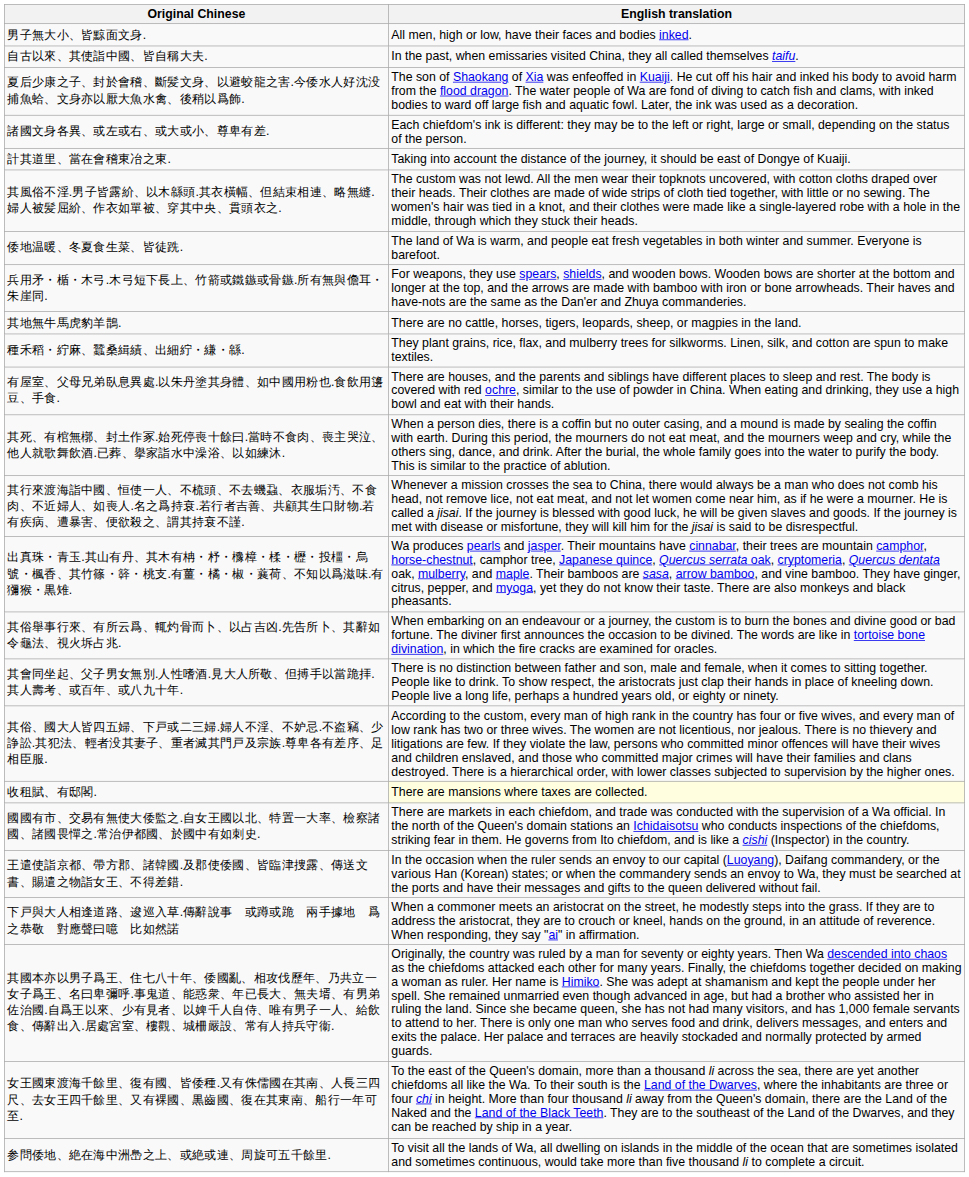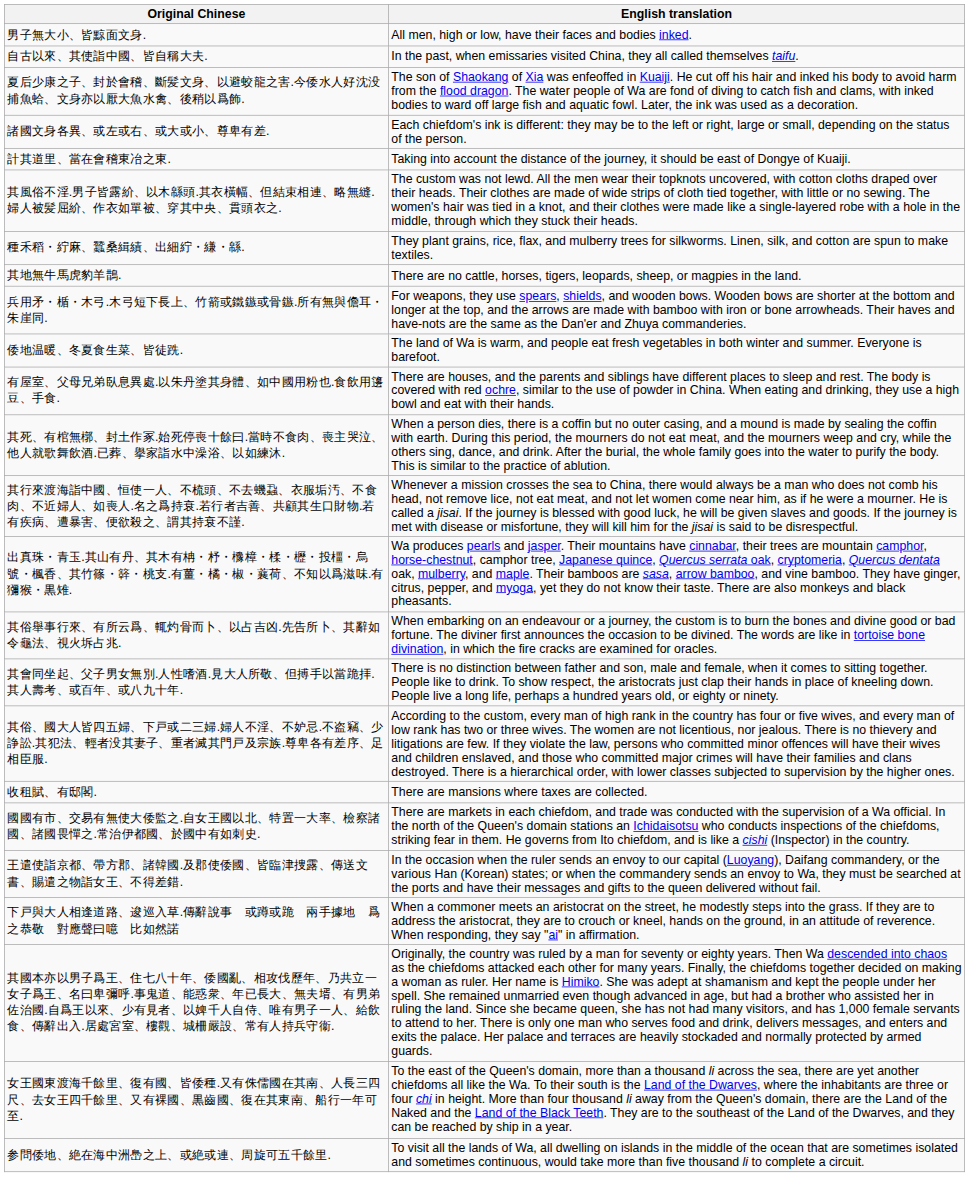rows swapped: (126, 350) <-> (95, 247)
rows swapped: (64, 322) <-> (195, 288)
(519, 792) lightyellow background -> (519, 792) no background
